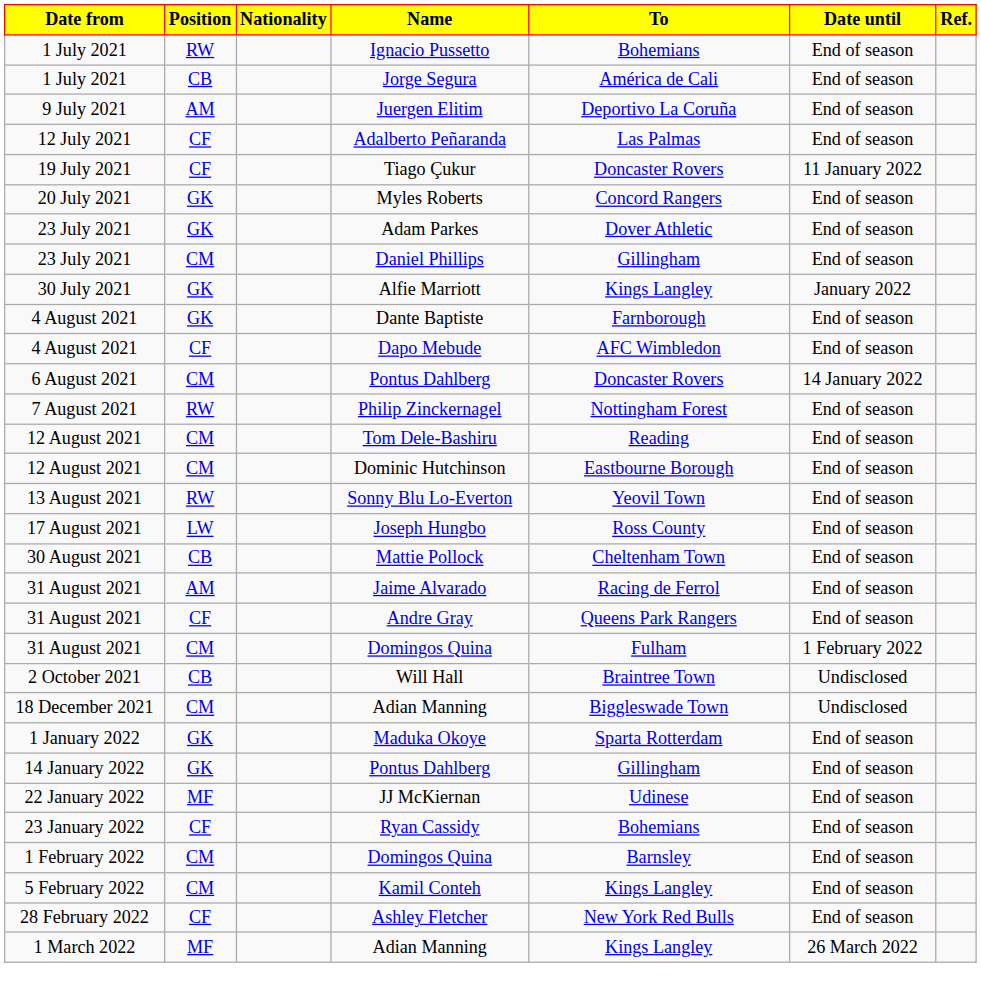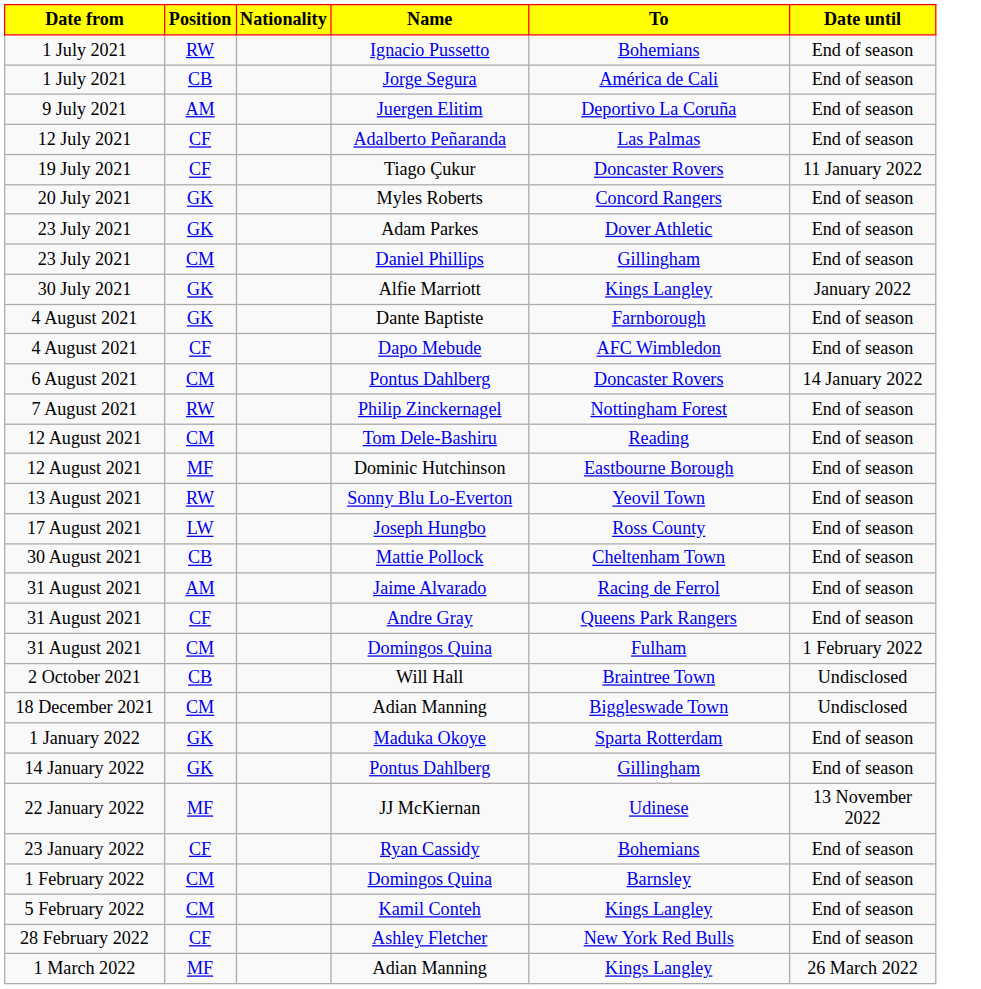- column: (956, 19)
(200, 468) CM -> (200, 468) MF
(863, 797) End of season -> (863, 808) 13 November 2022
